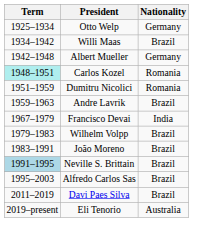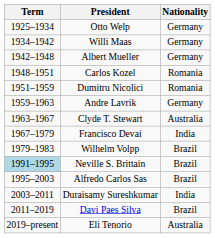(163, 42) Brazil -> (185, 42) Germany
(32, 73) paleturquoise background -> (32, 73) no background
(163, 103) Brazil -> (185, 103) Germany
+ row: (110, 118)
- row: (99, 149)
+ row: (110, 194)
